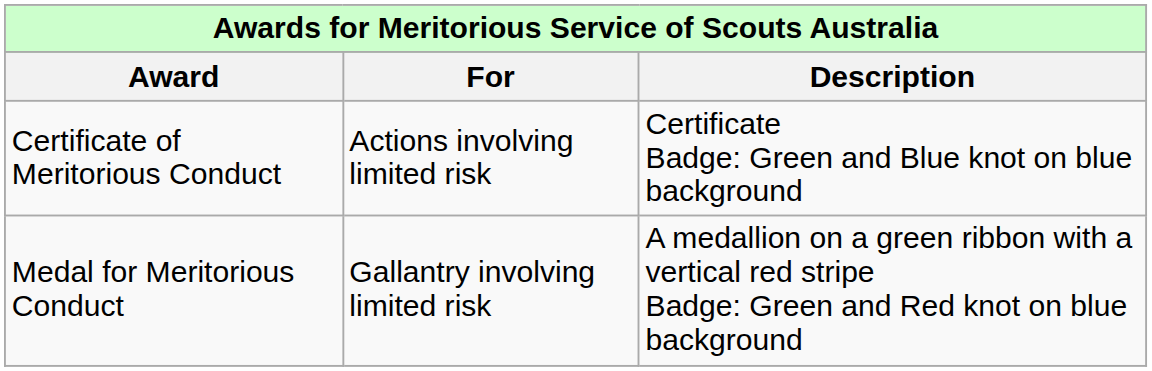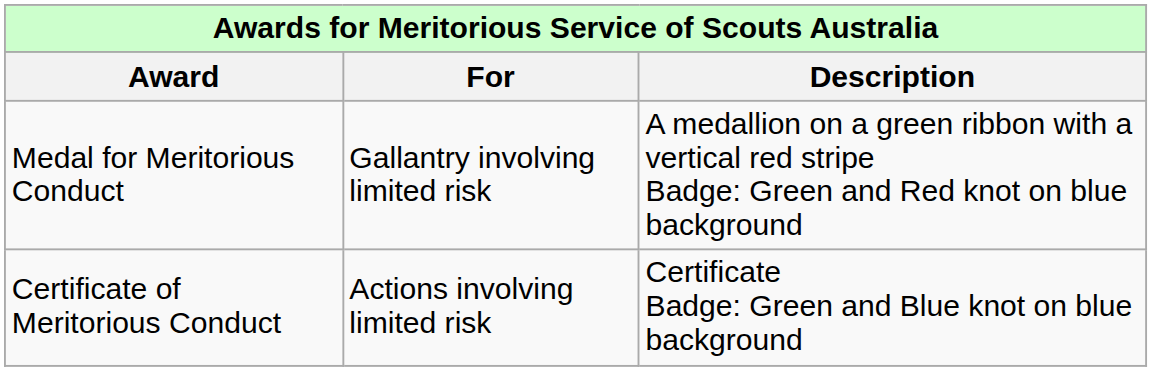rows swapped: (146, 157) <-> (153, 289)
